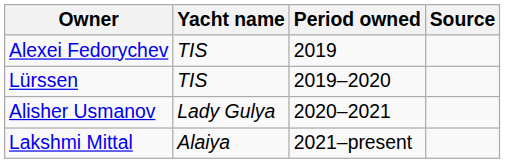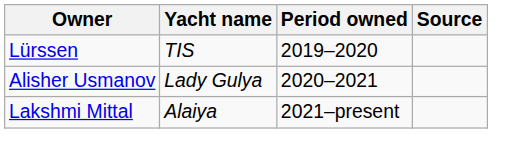- row: (89, 50)
